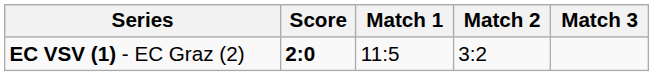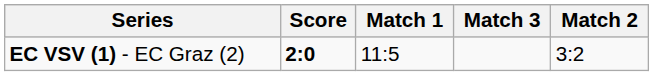columns swapped: (502, 20) <-> (600, 20)
